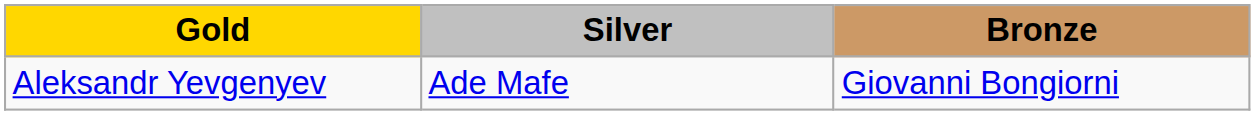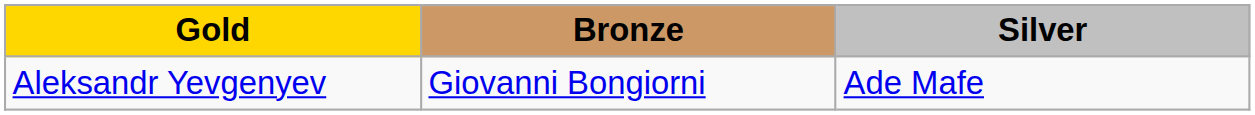columns swapped: (628, 30) <-> (1042, 30)
